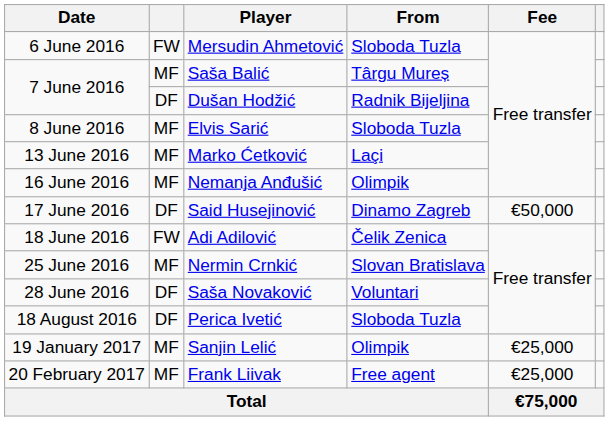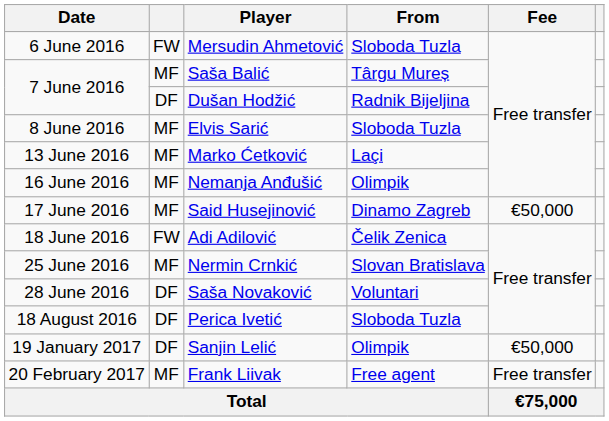(166, 210) DF -> (166, 210) MF
(166, 347) MF -> (166, 347) DF
(542, 347) €25,000 -> (542, 347) €50,000
(542, 374) €25,000 -> (542, 374) Free transfer
